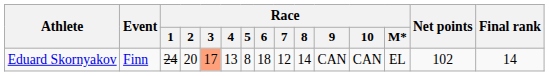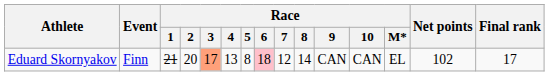(171, 60) 24 -> (171, 60) 21
(264, 60) no background -> (264, 60) pink background
(510, 60) 14 -> (510, 60) 17
